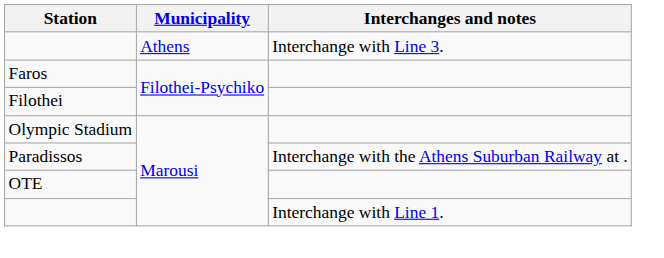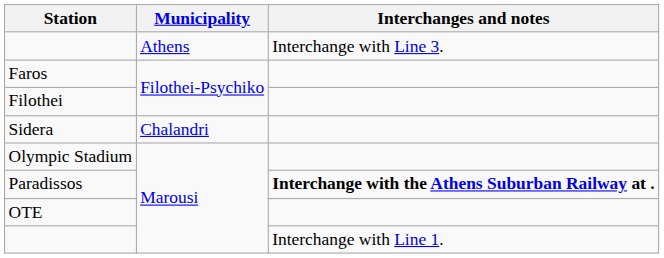+ row: (31, 128)
(450, 156) normal -> (463, 184) bold
